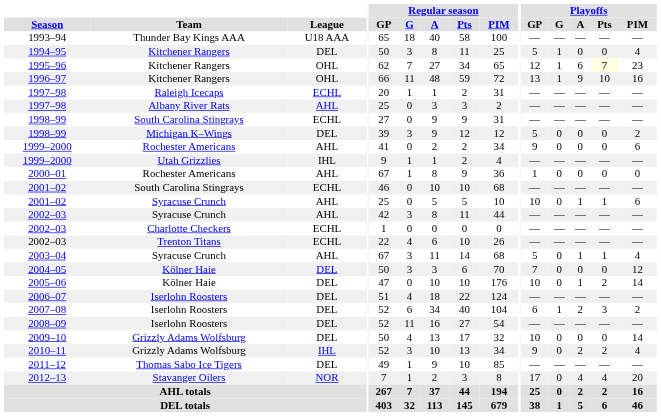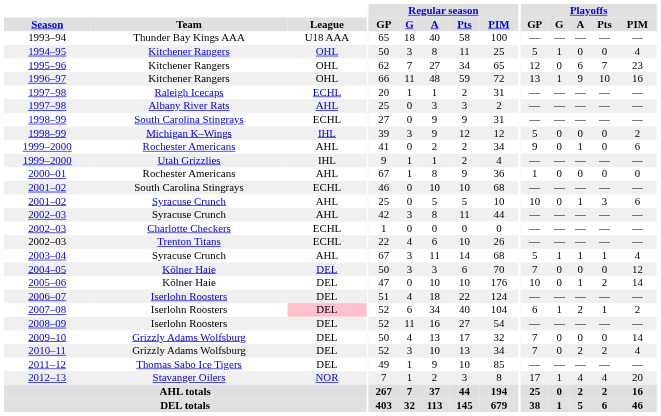(327, 51) DEL -> (327, 51) OHL
(559, 65) 1 -> (559, 65) 0
(604, 65) lightyellow background -> (604, 65) no background
(327, 133) DEL -> (327, 133) IHL
(580, 146) 0 -> (580, 146) 1
(604, 201) 1 -> (604, 201) 3
(559, 255) 0 -> (559, 255) 1
(327, 310) no background -> (327, 310) pink background
(604, 310) 3 -> (604, 310) 1
(535, 337) 10 -> (535, 337) 7
(327, 350) IHL -> (327, 350) DEL
(535, 350) 9 -> (535, 350) 7
(559, 378) 0 -> (559, 378) 1
